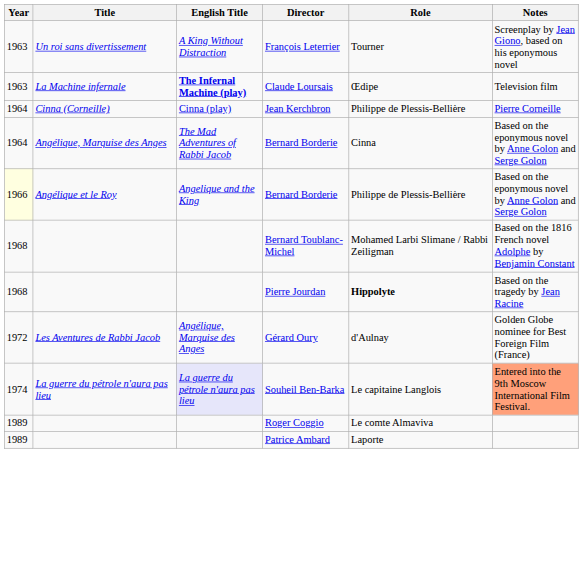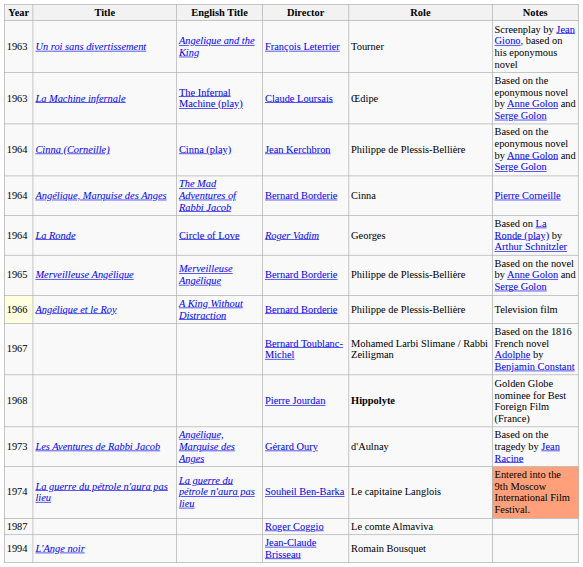(211, 46) A King Without Distraction -> (217, 46) Angelique and the King
(213, 86) bold -> (211, 98) normal
(526, 86) Television film -> (535, 98) Based on the eponymous novel by Anne Golon and Serge Golon
(528, 109) Pierre Corneille -> (535, 149) Based on the eponymous novel by Anne Golon and Serge Golon
(535, 143) Based on the eponymous novel by Anne Golon and Serge Golon -> (528, 195) Pierre Corneille
+ row: (55, 235)
+ row: (85, 275)
(217, 194) Angelique and the King -> (211, 309) A King Without Distraction
(535, 194) Based on the eponymous novel by Anne Golon and Serge Golon -> (526, 309) Television film
(17, 246) 1968 -> (17, 349) 1967
(527, 292) Based on the tragedy by Jean Racine -> (530, 401) Golden Globe nominee for Best Foreign Film (France)
(17, 337) 1972 -> (17, 446) 1973
(530, 337) Golden Globe nominee for Best Foreign Film (France) -> (527, 446) Based on the tragedy by Jean Racine
(217, 389) lavender background -> (217, 492) no background
(17, 423) 1989 -> (17, 526) 1987
- row: (105, 440)
+ row: (60, 548)
